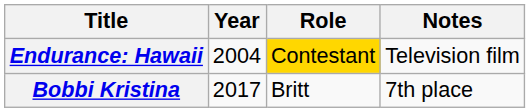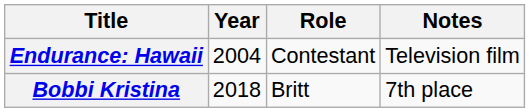(323, 55) gold background -> (323, 55) no background
(237, 90) 2017 -> (237, 90) 2018
